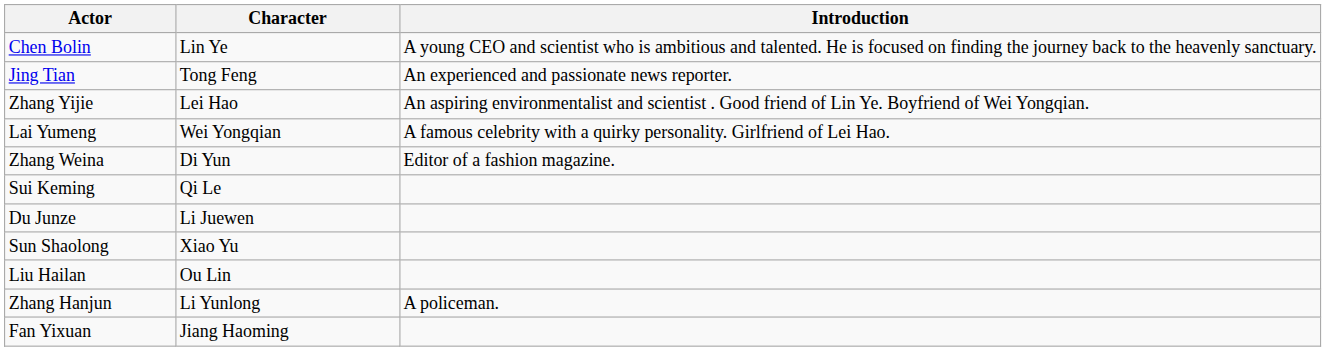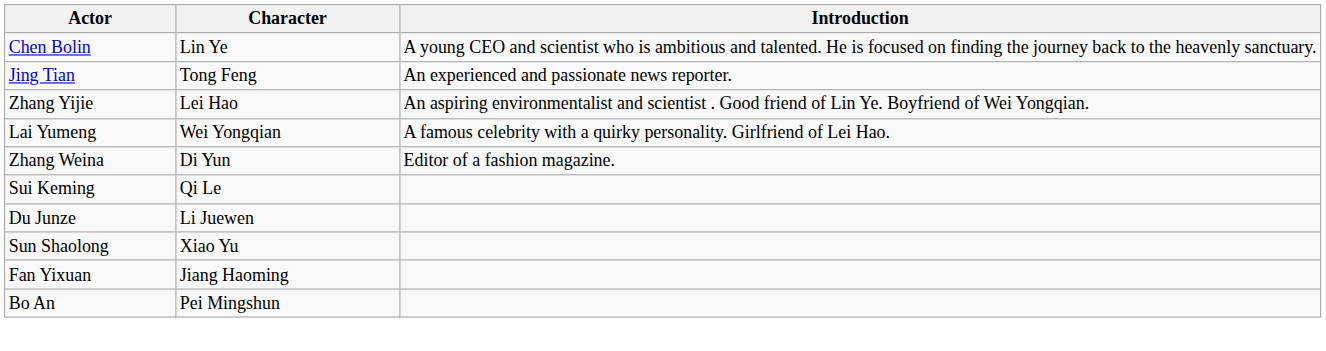- row: (47, 274)
- row: (60, 302)
+ row: (32, 302)
